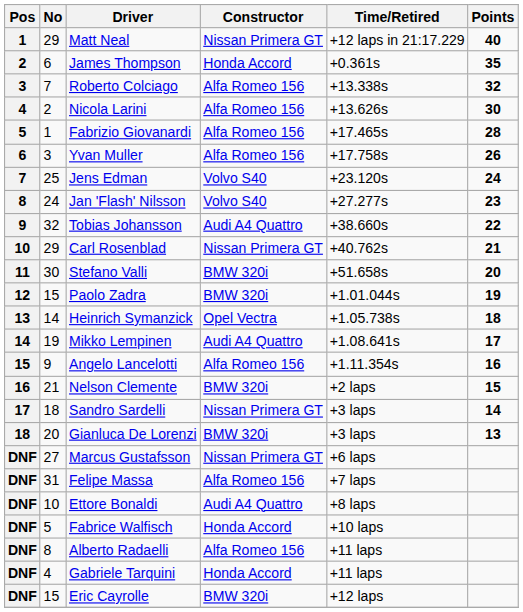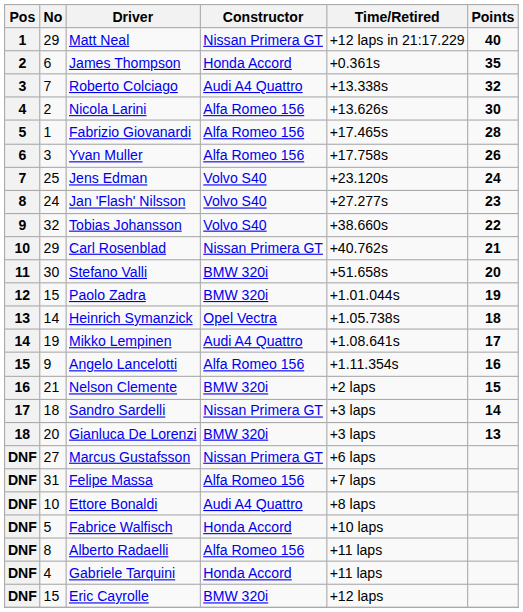(254, 86) Alfa Romeo 156 -> (253, 86) Audi A4 Quattro
(253, 225) Audi A4 Quattro -> (235, 225) Volvo S40
